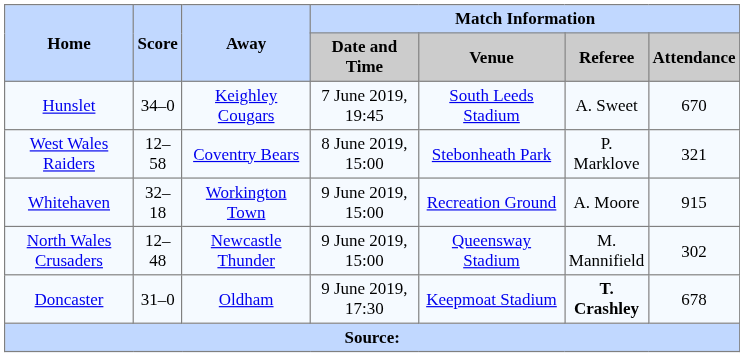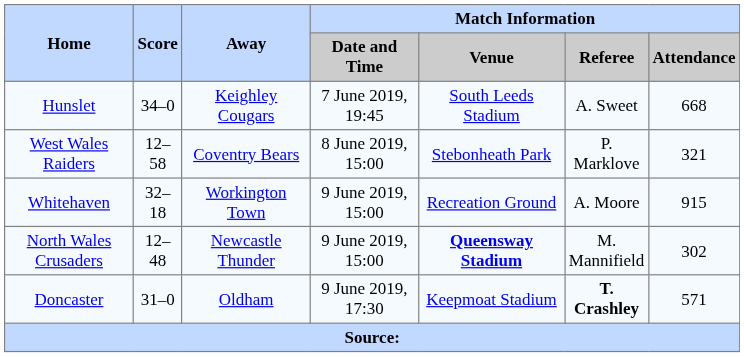(694, 105) 670 -> (694, 105) 668
(491, 250) normal -> (491, 250) bold
(694, 298) 678 -> (694, 298) 571
